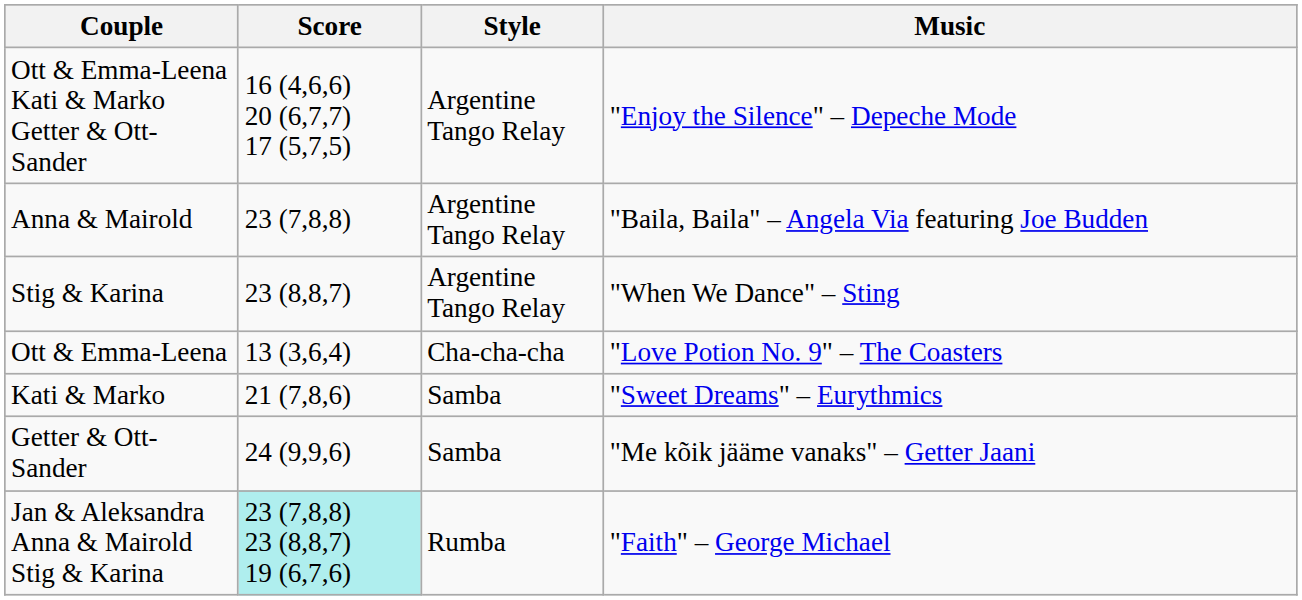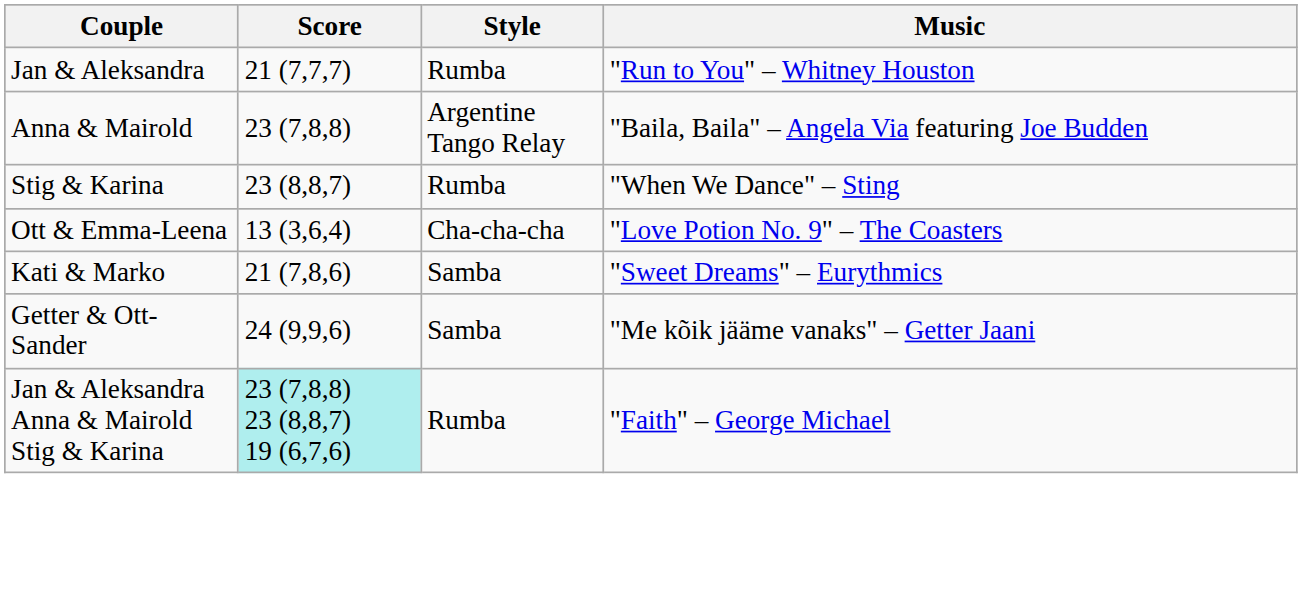- row: (119, 115)
+ row: (108, 69)
(496, 293) Argentine Tango Relay -> (466, 186) Rumba
